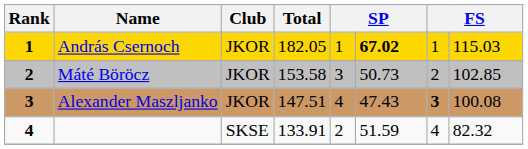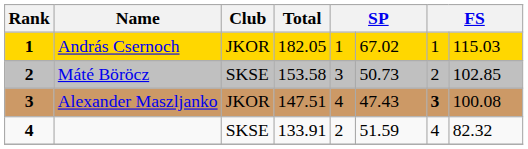(379, 46) bold -> (379, 46) normal
(248, 74) JKOR -> (247, 74) SKSE
